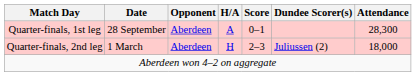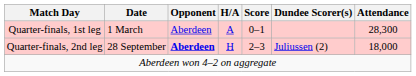(136, 29) 28 September -> (125, 29) 1 March
(125, 46) 1 March -> (136, 46) 28 September
(191, 46) normal -> (193, 46) bold
